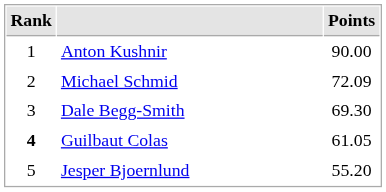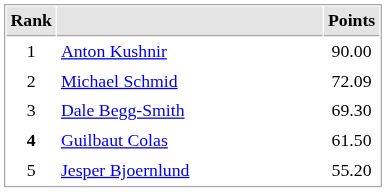(352, 140) 61.05 -> (352, 140) 61.50
